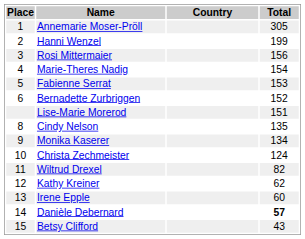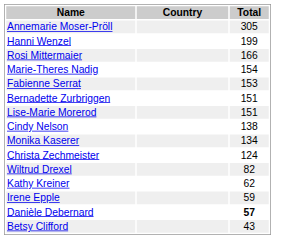- column: (20, 13)
(279, 55) 156 -> (249, 55) 166
(279, 98) 152 -> (249, 98) 151
(279, 127) 135 -> (249, 127) 138
(279, 198) 60 -> (249, 198) 59
